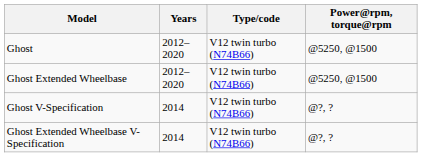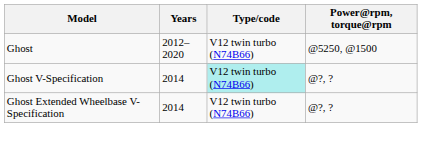- row: (67, 78)
(243, 107) no background -> (243, 78) paleturquoise background
